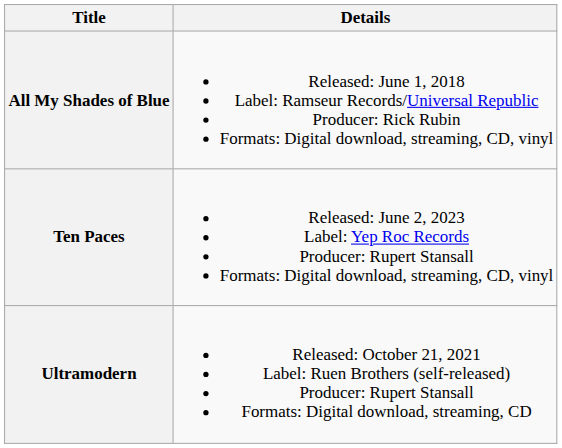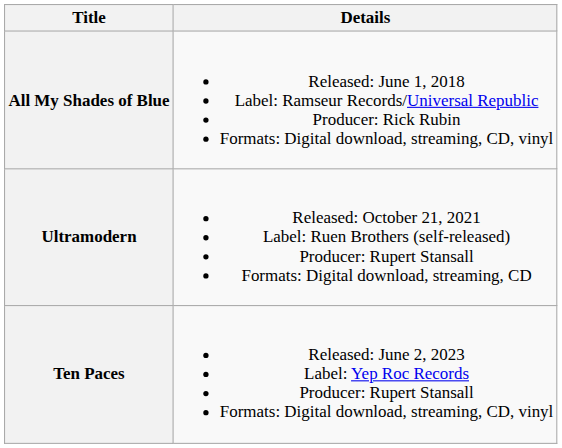rows swapped: (89, 374) <-> (89, 237)
